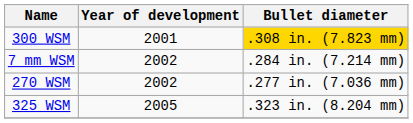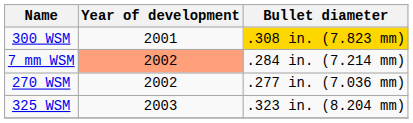(161, 61) no background -> (161, 61) lightsalmon background
(161, 107) 2005 -> (161, 107) 2003
